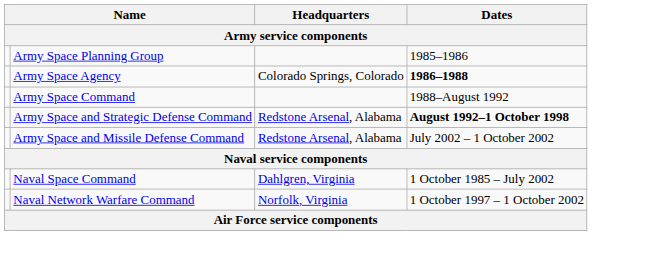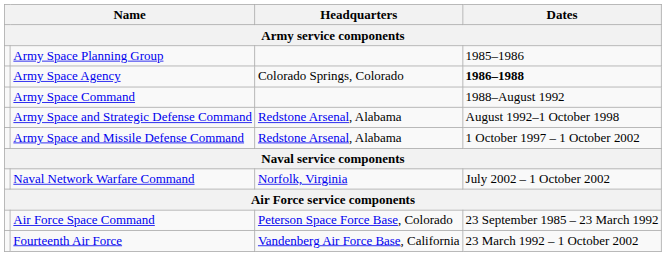(489, 117) bold -> (542, 117) normal
(482, 138) July 2002 – 1 October 2002 -> (553, 138) 1 October 1997 – 1 October 2002
- row: (75, 179)
(497, 199) 1 October 1997 – 1 October 2002 -> (538, 179) July 2002 – 1 October 2002
+ row: (84, 220)
+ row: (68, 240)
